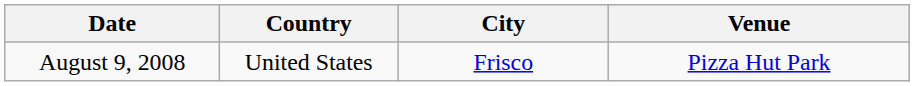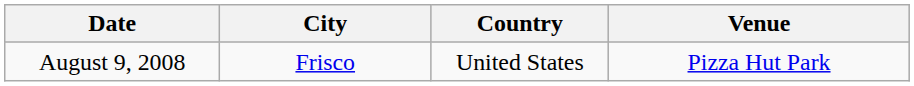columns swapped: (503, 23) <-> (309, 23)
